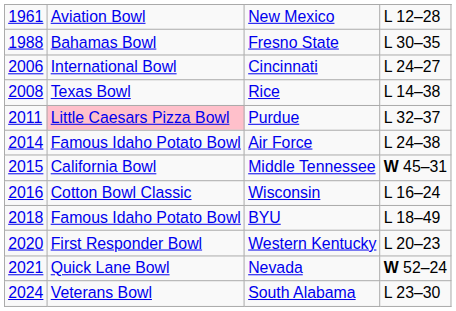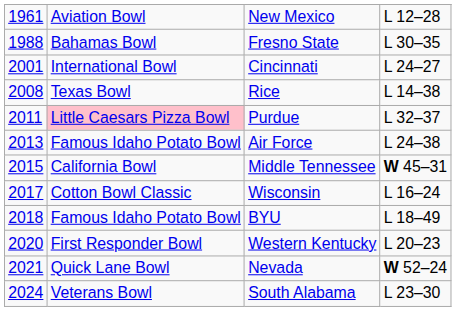(26, 67) 2006 -> (26, 67) 2001
(26, 142) 2014 -> (26, 142) 2013
(26, 192) 2016 -> (26, 192) 2017
